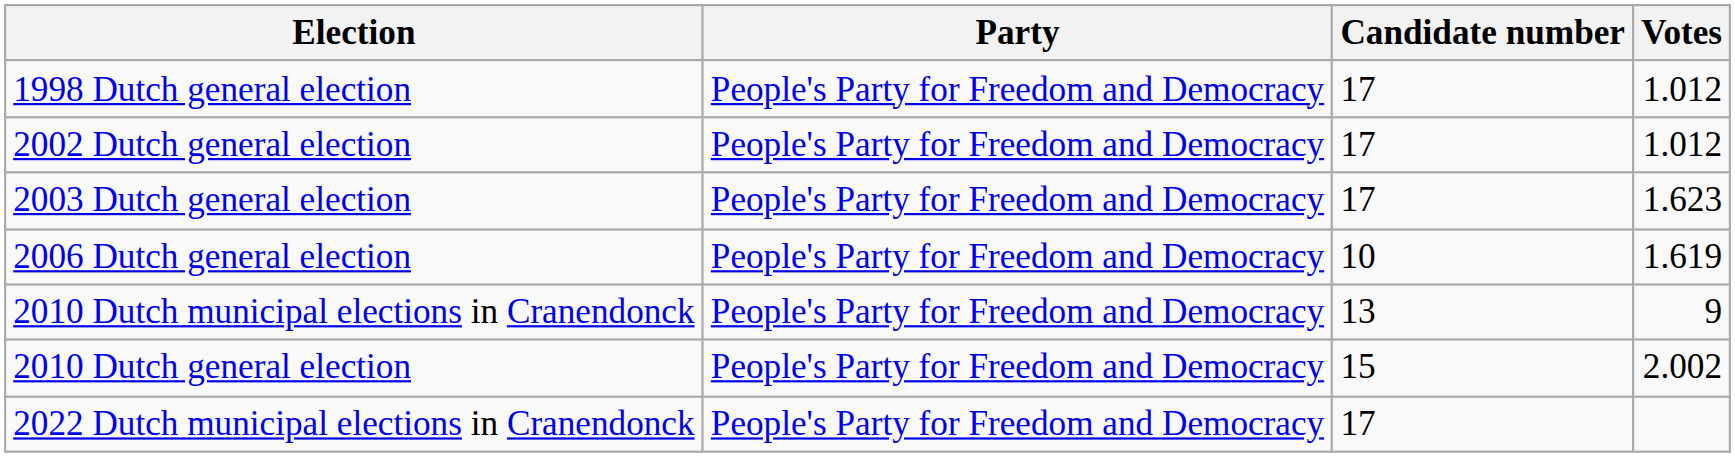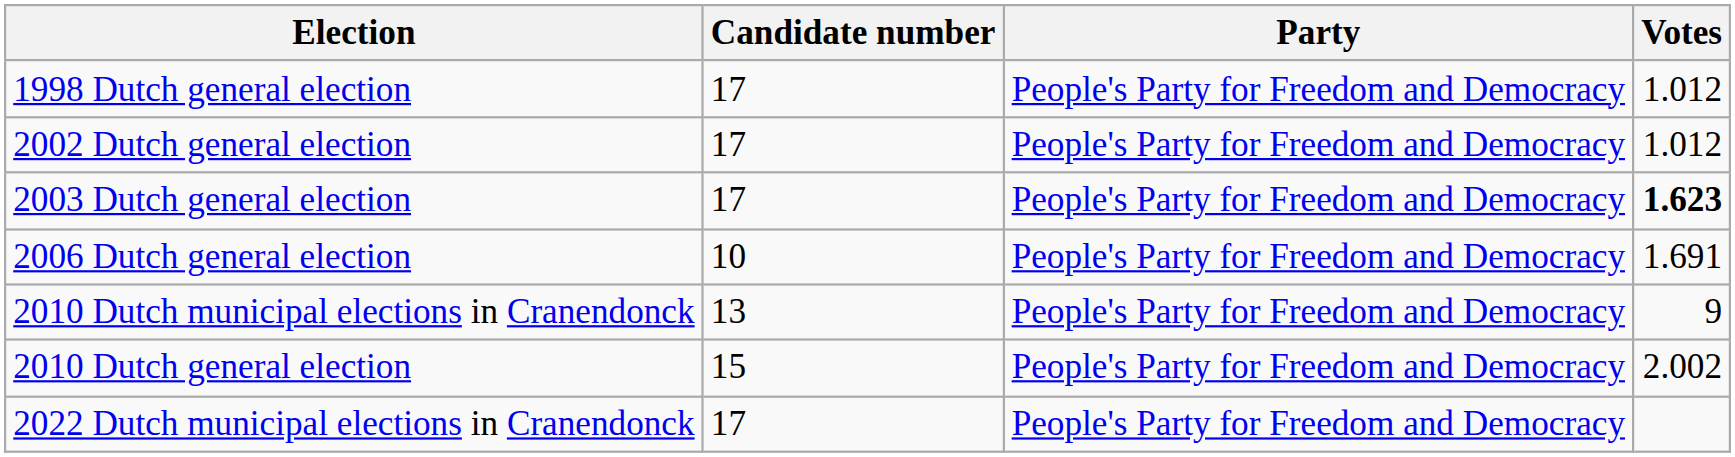columns swapped: (1017, 32) <-> (1483, 32)
(1682, 199) normal -> (1682, 199) bold
(1682, 255) 1.619 -> (1682, 255) 1.691
